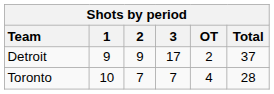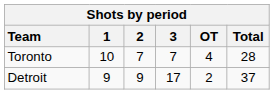rows swapped: (27, 57) <-> (30, 78)
